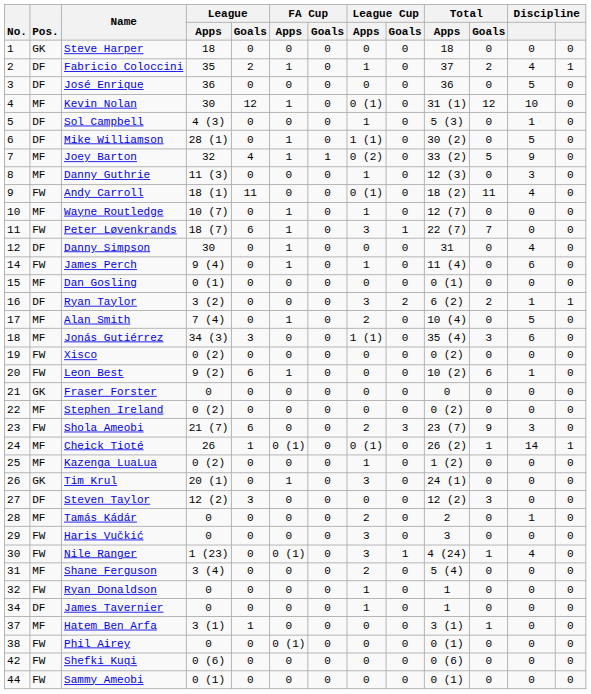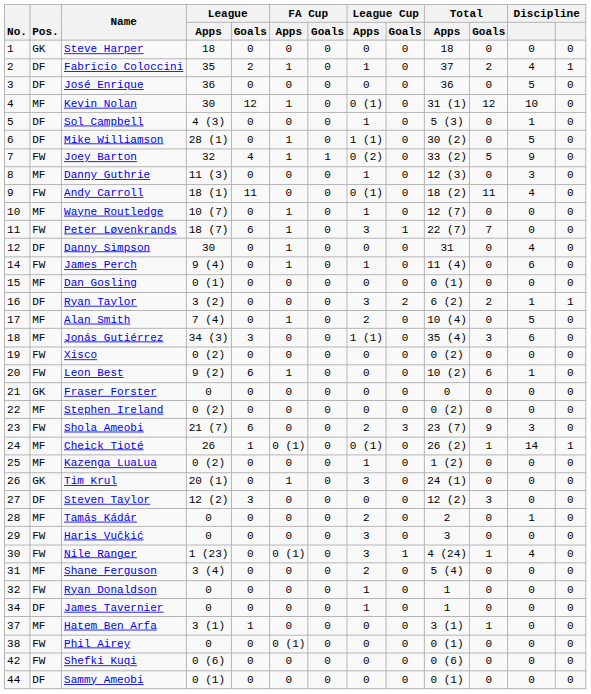(39, 158) MF -> (39, 158) FW
(39, 680) FW -> (39, 680) DF
